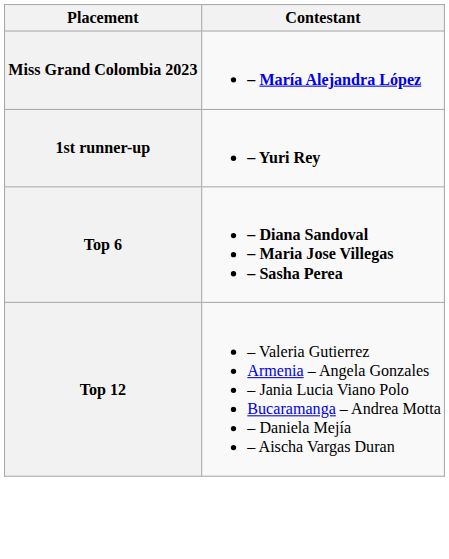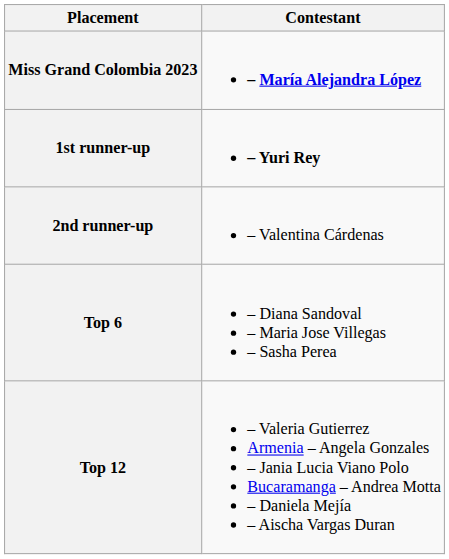+ row: (103, 225)
(323, 255) bold -> (323, 332) normal
